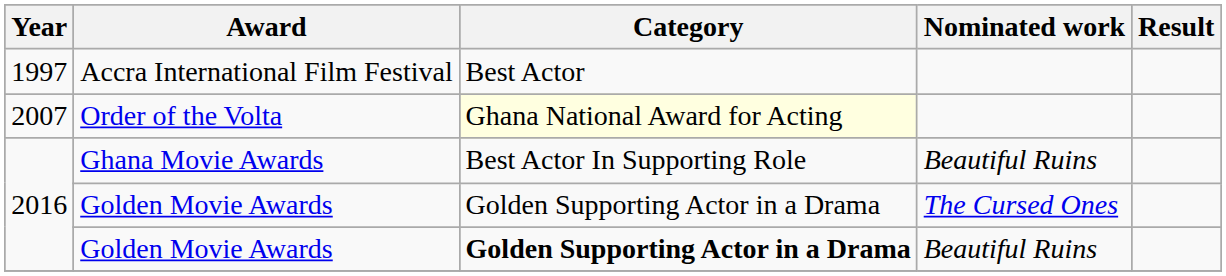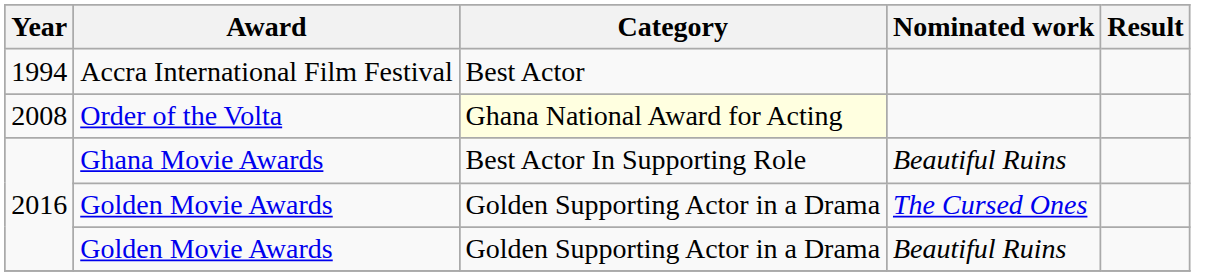(39, 71) 1997 -> (39, 71) 1994
(39, 115) 2007 -> (39, 115) 2008
(688, 248) bold -> (673, 248) normal
